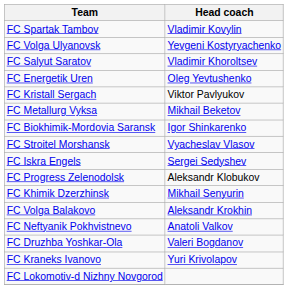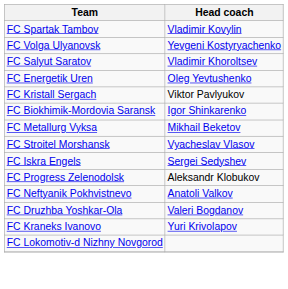rows swapped: (52, 111) <-> (81, 128)
- row: (58, 194)
- row: (51, 210)
